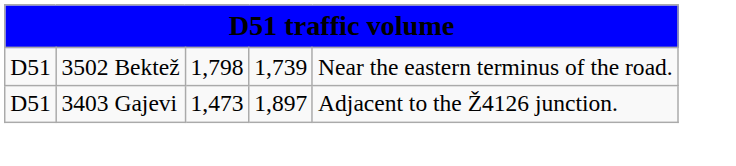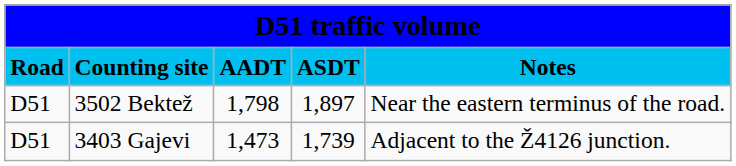+ row: (142, 66)
(281, 66) 1,739 -> (328, 103) 1,897
(281, 103) 1,897 -> (328, 140) 1,739
